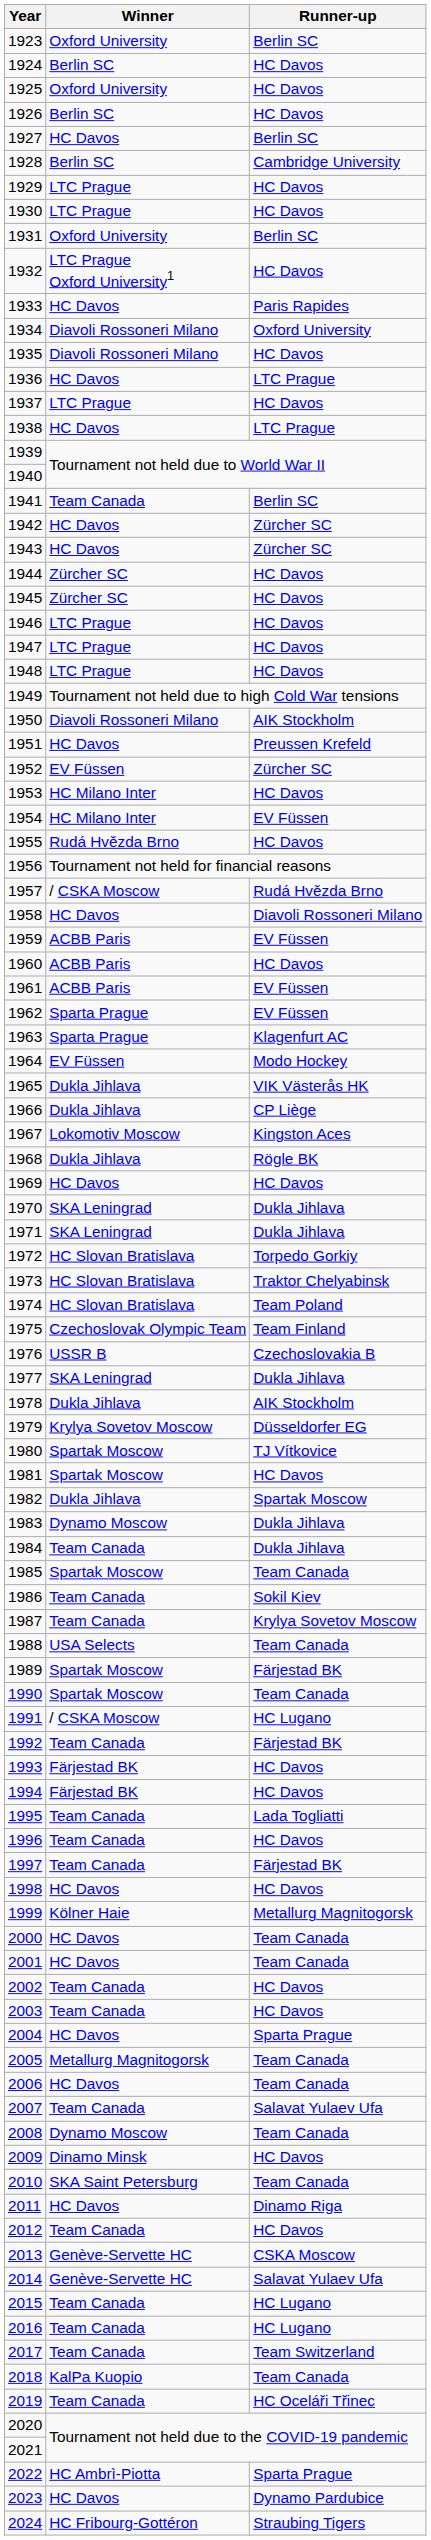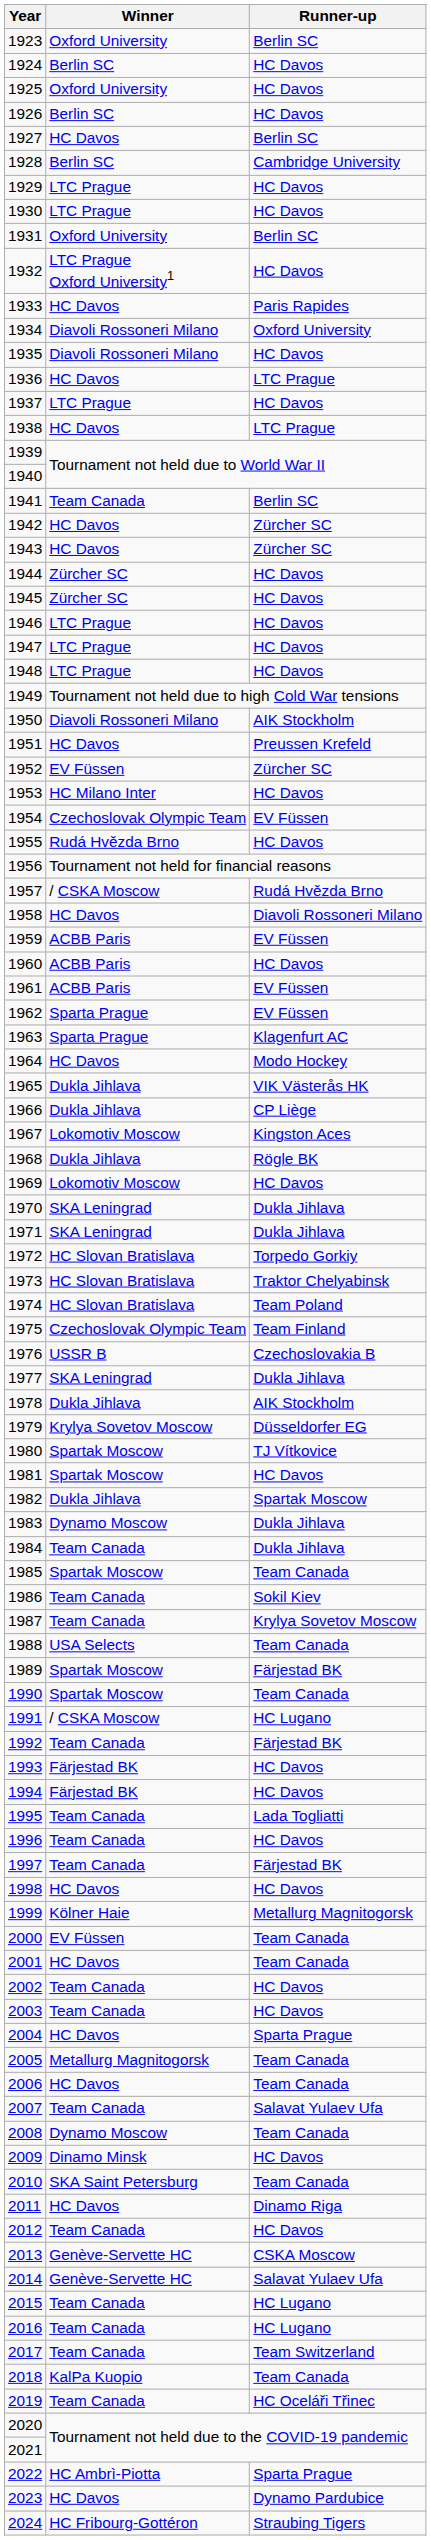(103, 817) HC Milano Inter -> (148, 817) Czechoslovak Olympic Team
(87, 1061) EV Füssen -> (84, 1061) HC Davos
(84, 1183) HC Davos -> (115, 1183) Lokomotiv Moscow
(84, 1938) HC Davos -> (87, 1938) EV Füssen
